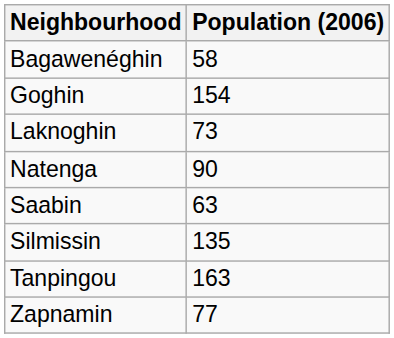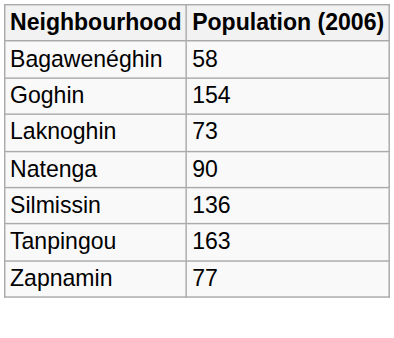- row: (46, 205)
(211, 242) 135 -> (211, 205) 136
